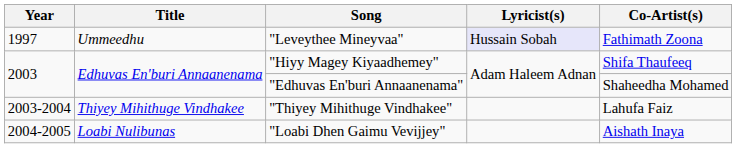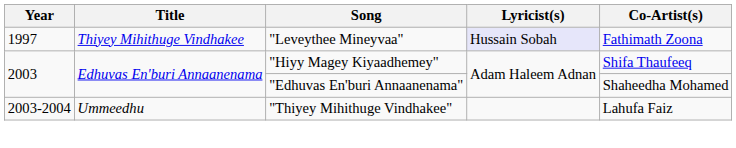(111, 39) Ummeedhu -> (161, 39) Thiyey Mihithuge Vindhakee
(161, 108) Thiyey Mihithuge Vindhakee -> (111, 108) Ummeedhu
- row: (357, 131)
